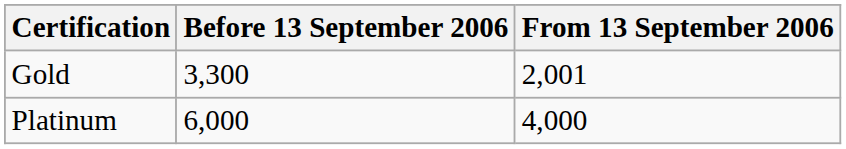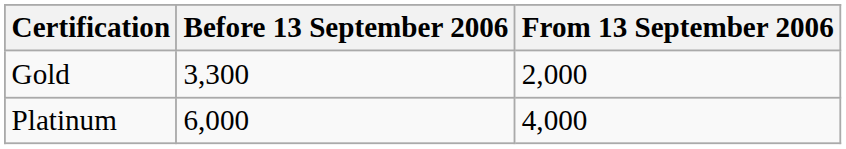(555, 73) 2,001 -> (555, 73) 2,000
